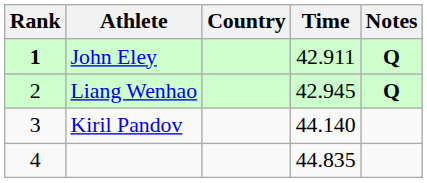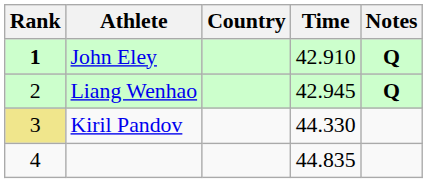(326, 56) 42.911 -> (326, 56) 42.910
(35, 125) no background -> (35, 125) khaki background
(326, 125) 44.140 -> (326, 125) 44.330
